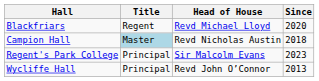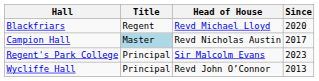(296, 40) 2018 -> (296, 40) 2017
